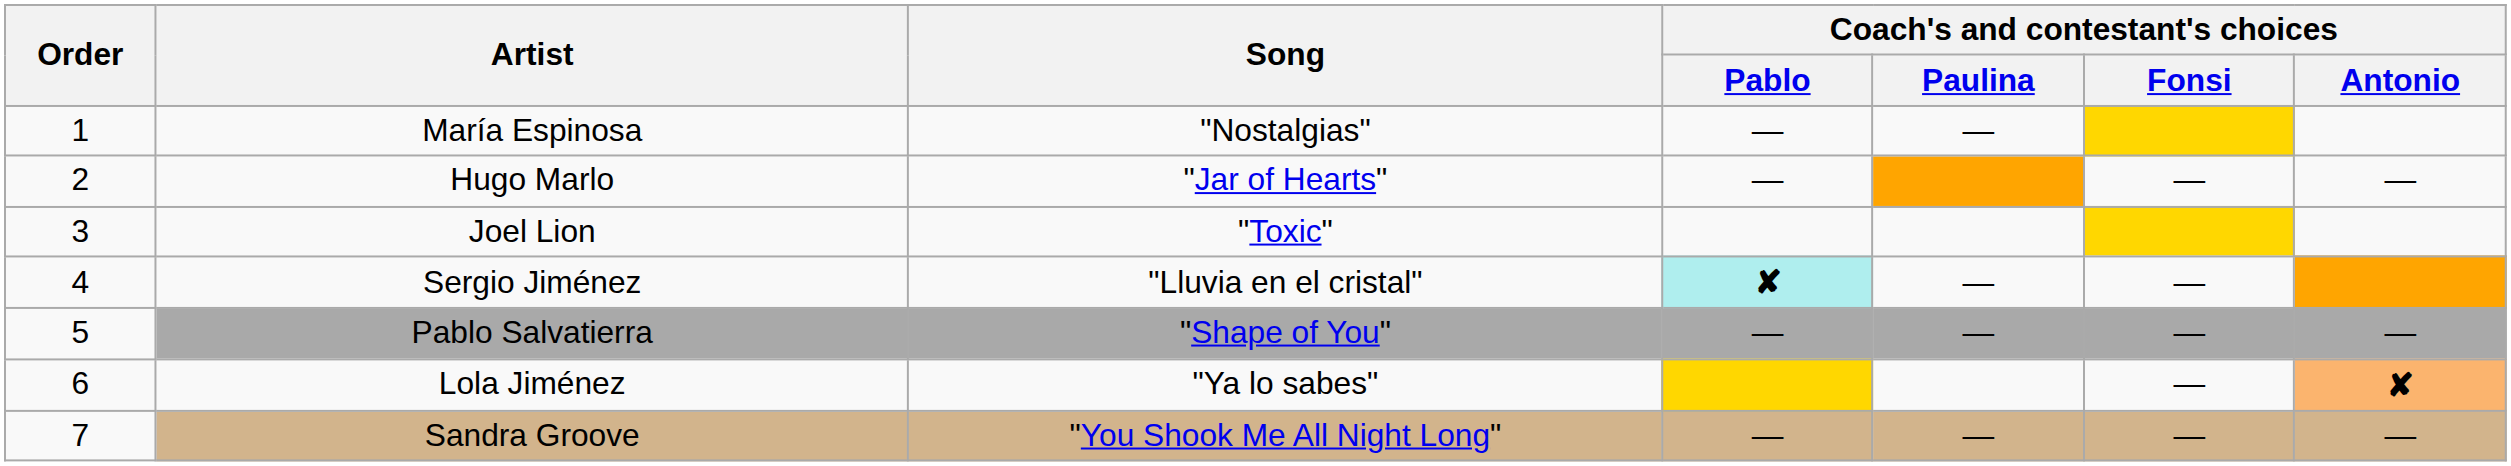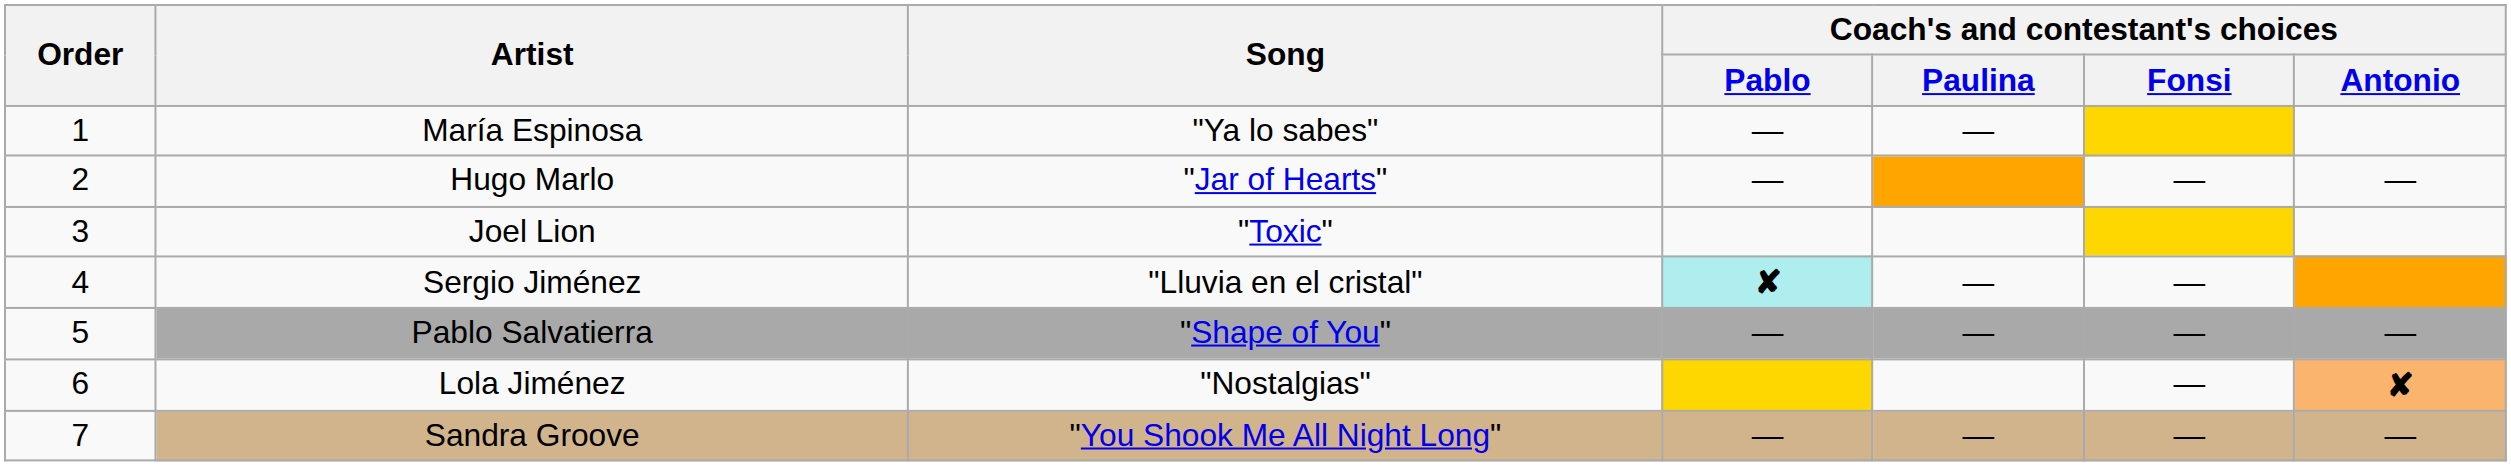(1285, 130) "Nostalgias" -> (1285, 130) "Ya lo sabes"
(1285, 384) "Ya lo sabes" -> (1285, 384) "Nostalgias"
